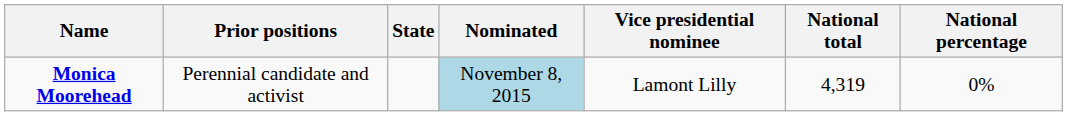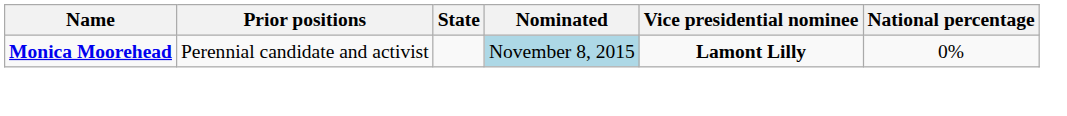- column: (843, 30)
(684, 83) normal -> (751, 50) bold
